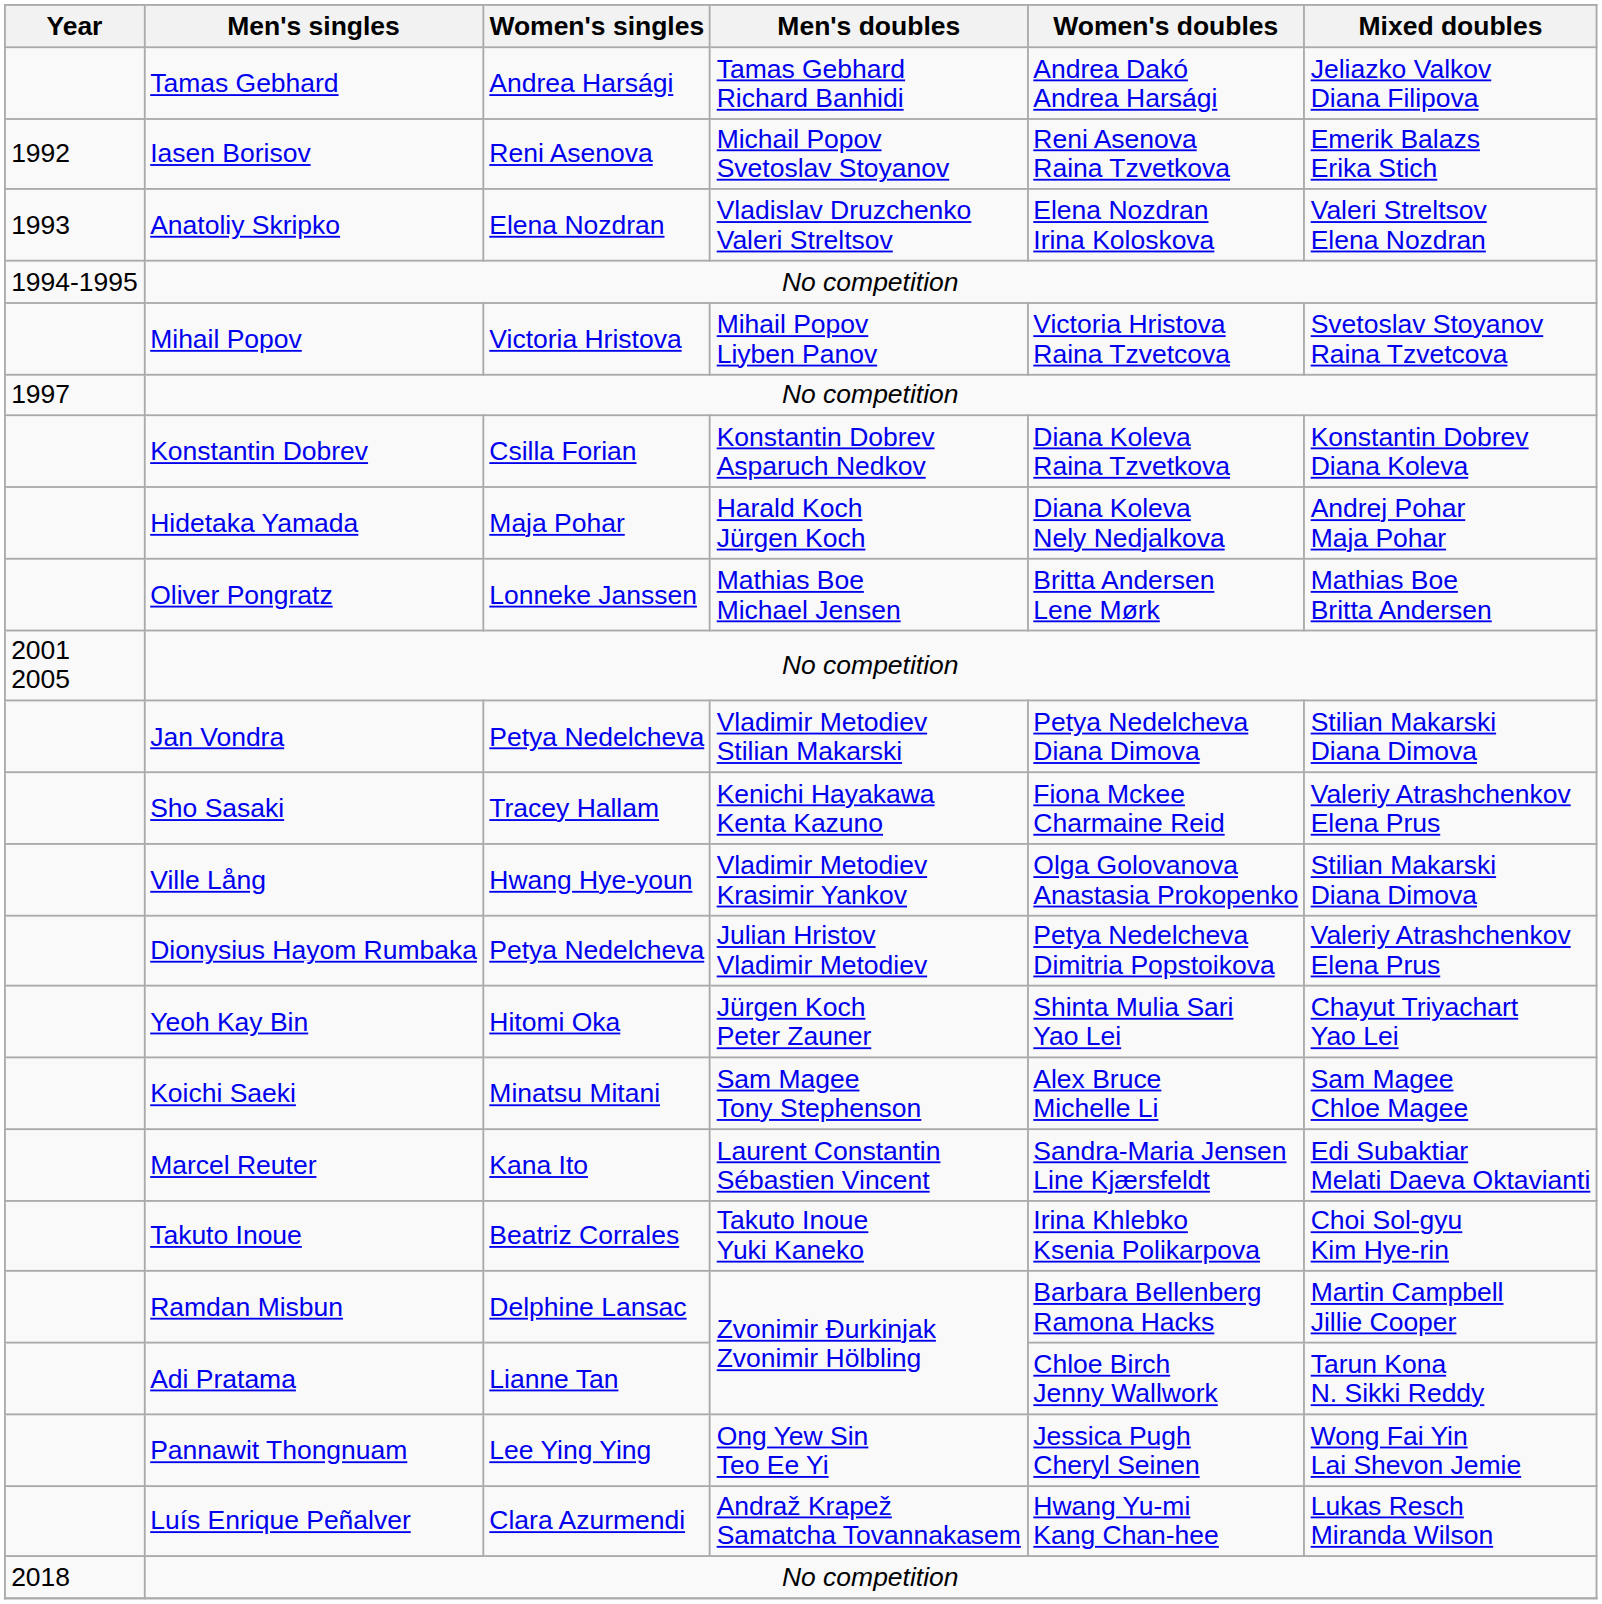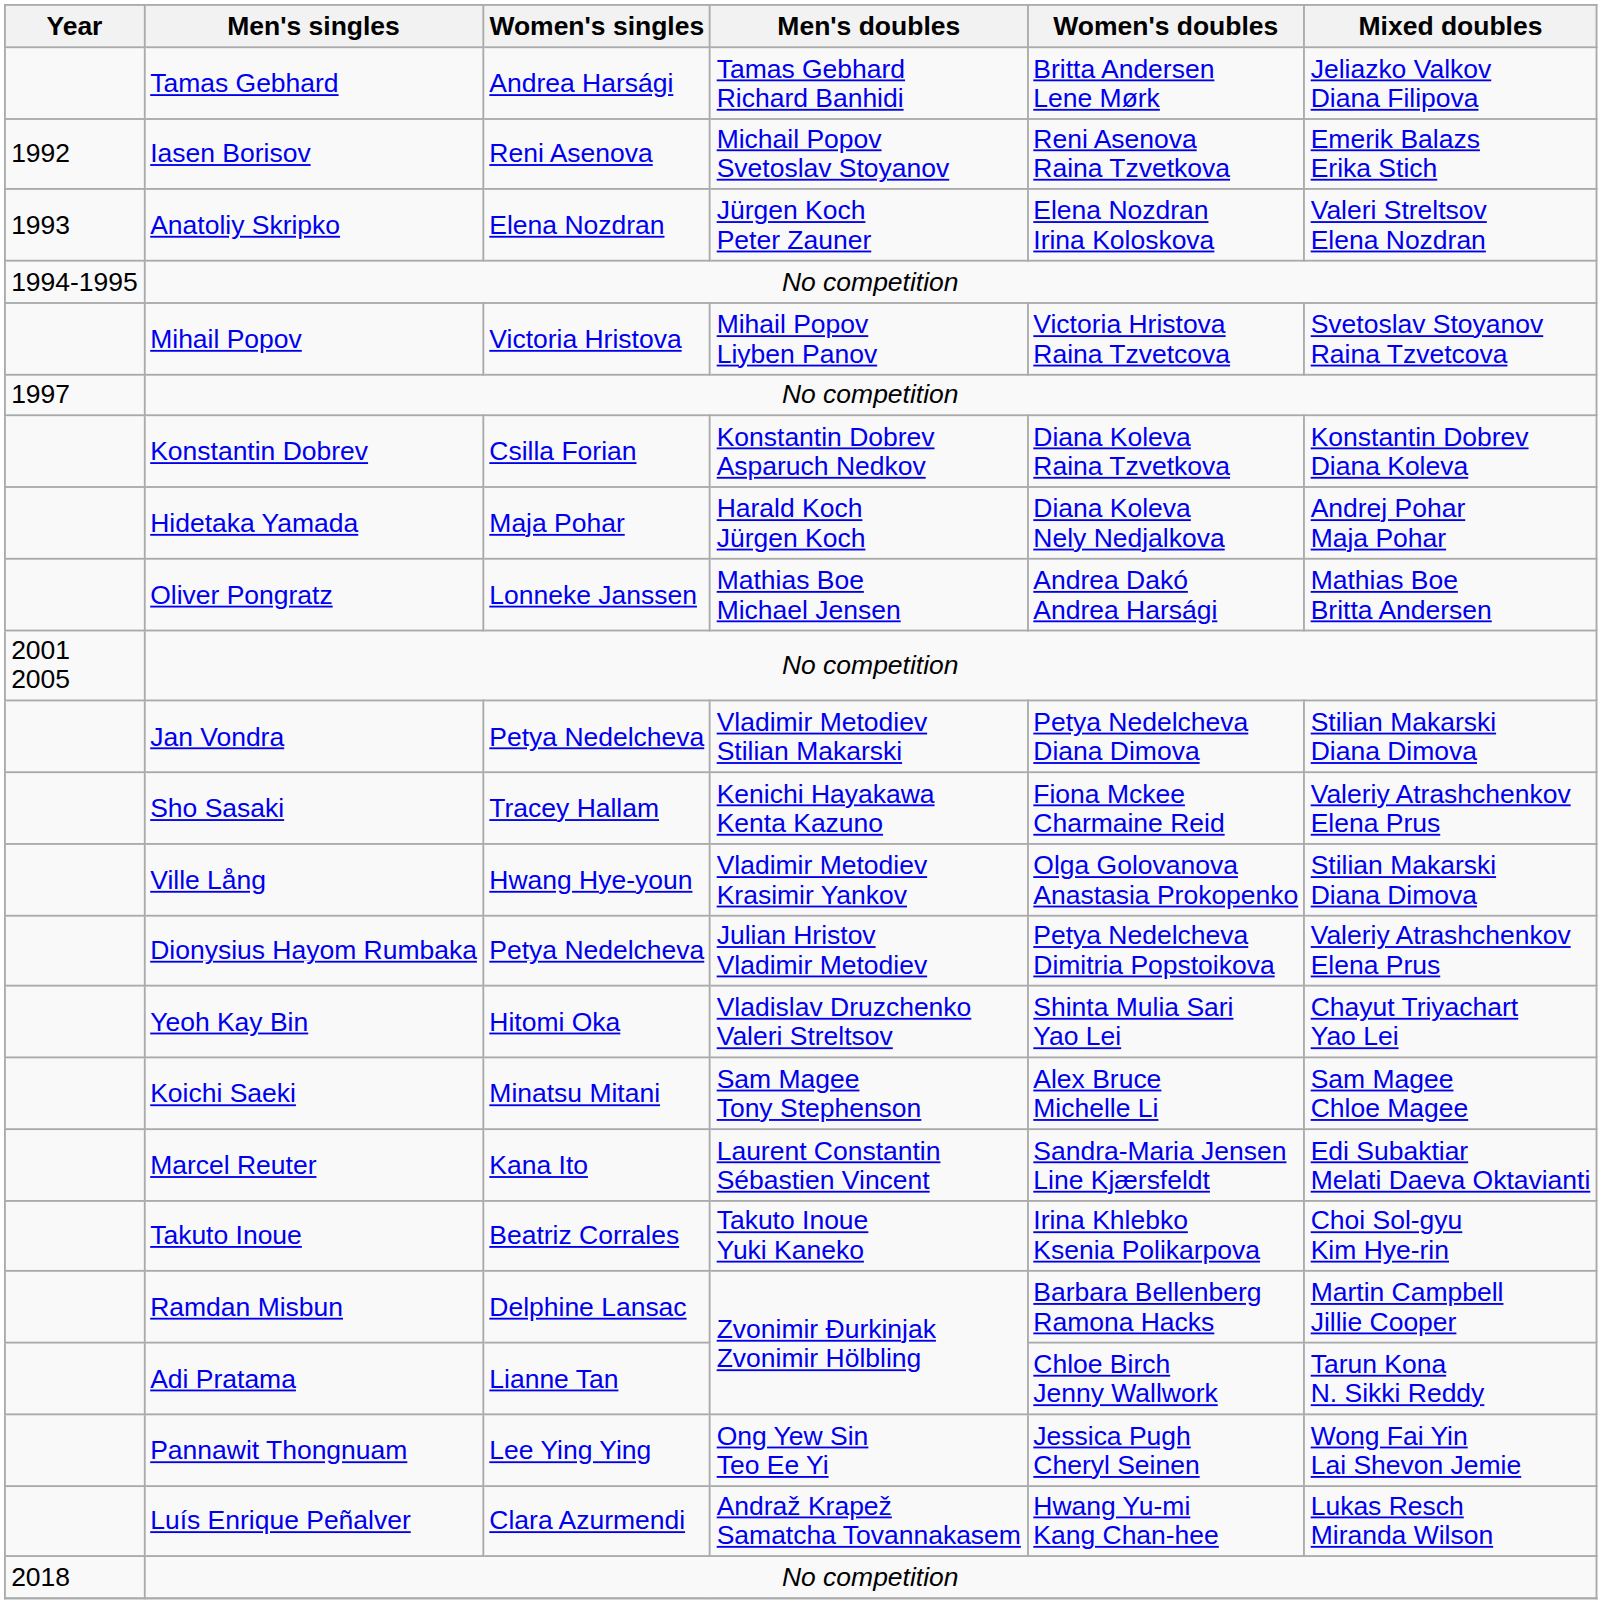(1125, 83) Andrea Dakó Andrea Harsági -> (1124, 83) Britta Andersen Lene Mørk
(844, 225) Vladislav Druzchenko Valeri Streltsov -> (794, 225) Jürgen Koch Peter Zauner
(1124, 594) Britta Andersen Lene Mørk -> (1125, 594) Andrea Dakó Andrea Harsági
(794, 1022) Jürgen Koch Peter Zauner -> (844, 1022) Vladislav Druzchenko Valeri Streltsov
